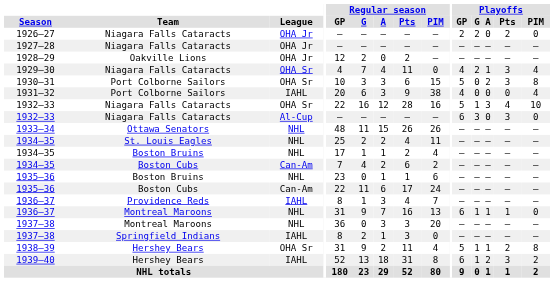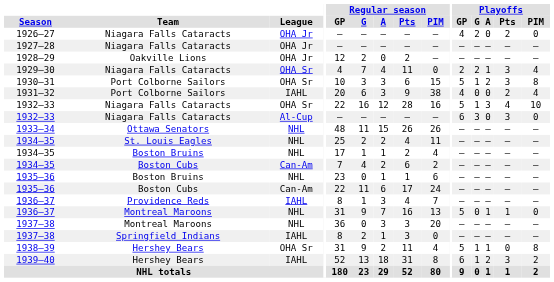(462, 34) 2 -> (462, 34) 4
(462, 69) 4 -> (462, 69) 2
(477, 81) 0 -> (477, 81) 1
(507, 93) 0 -> (507, 93) 2
(462, 212) 6 -> (462, 212) 5
(477, 212) 1 -> (477, 212) 0
(507, 248) 2 -> (507, 248) 0
